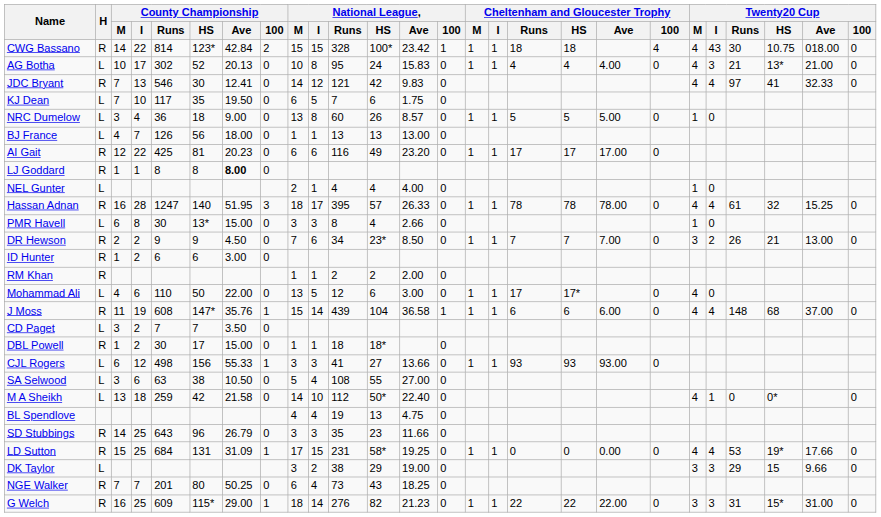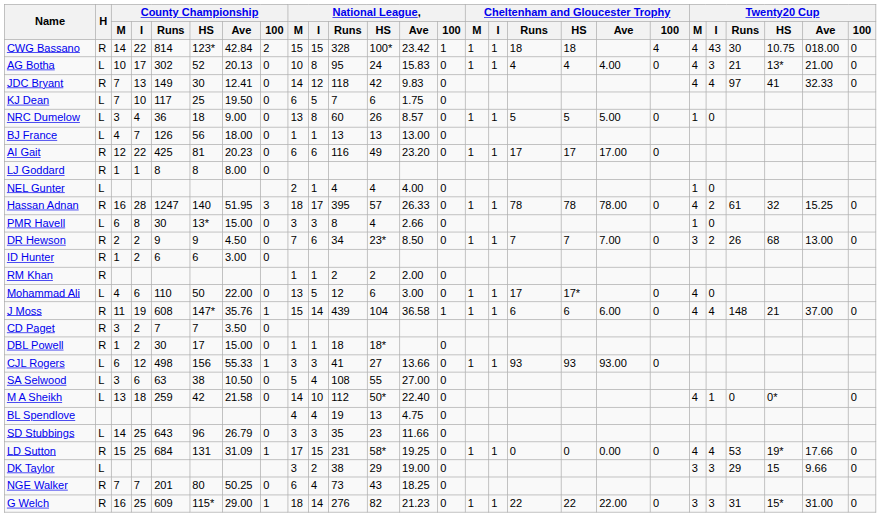(163, 83) 546 -> (163, 83) 149
(340, 83) 121 -> (340, 83) 118
(199, 100) 35 -> (199, 100) 25
(236, 170) bold -> (236, 170) normal
(712, 205) 4 -> (712, 205) 2
(773, 240) 21 -> (773, 240) 68
(773, 310) 68 -> (773, 310) 21
(101, 328) L -> (102, 328) R
(102, 433) R -> (101, 433) L
